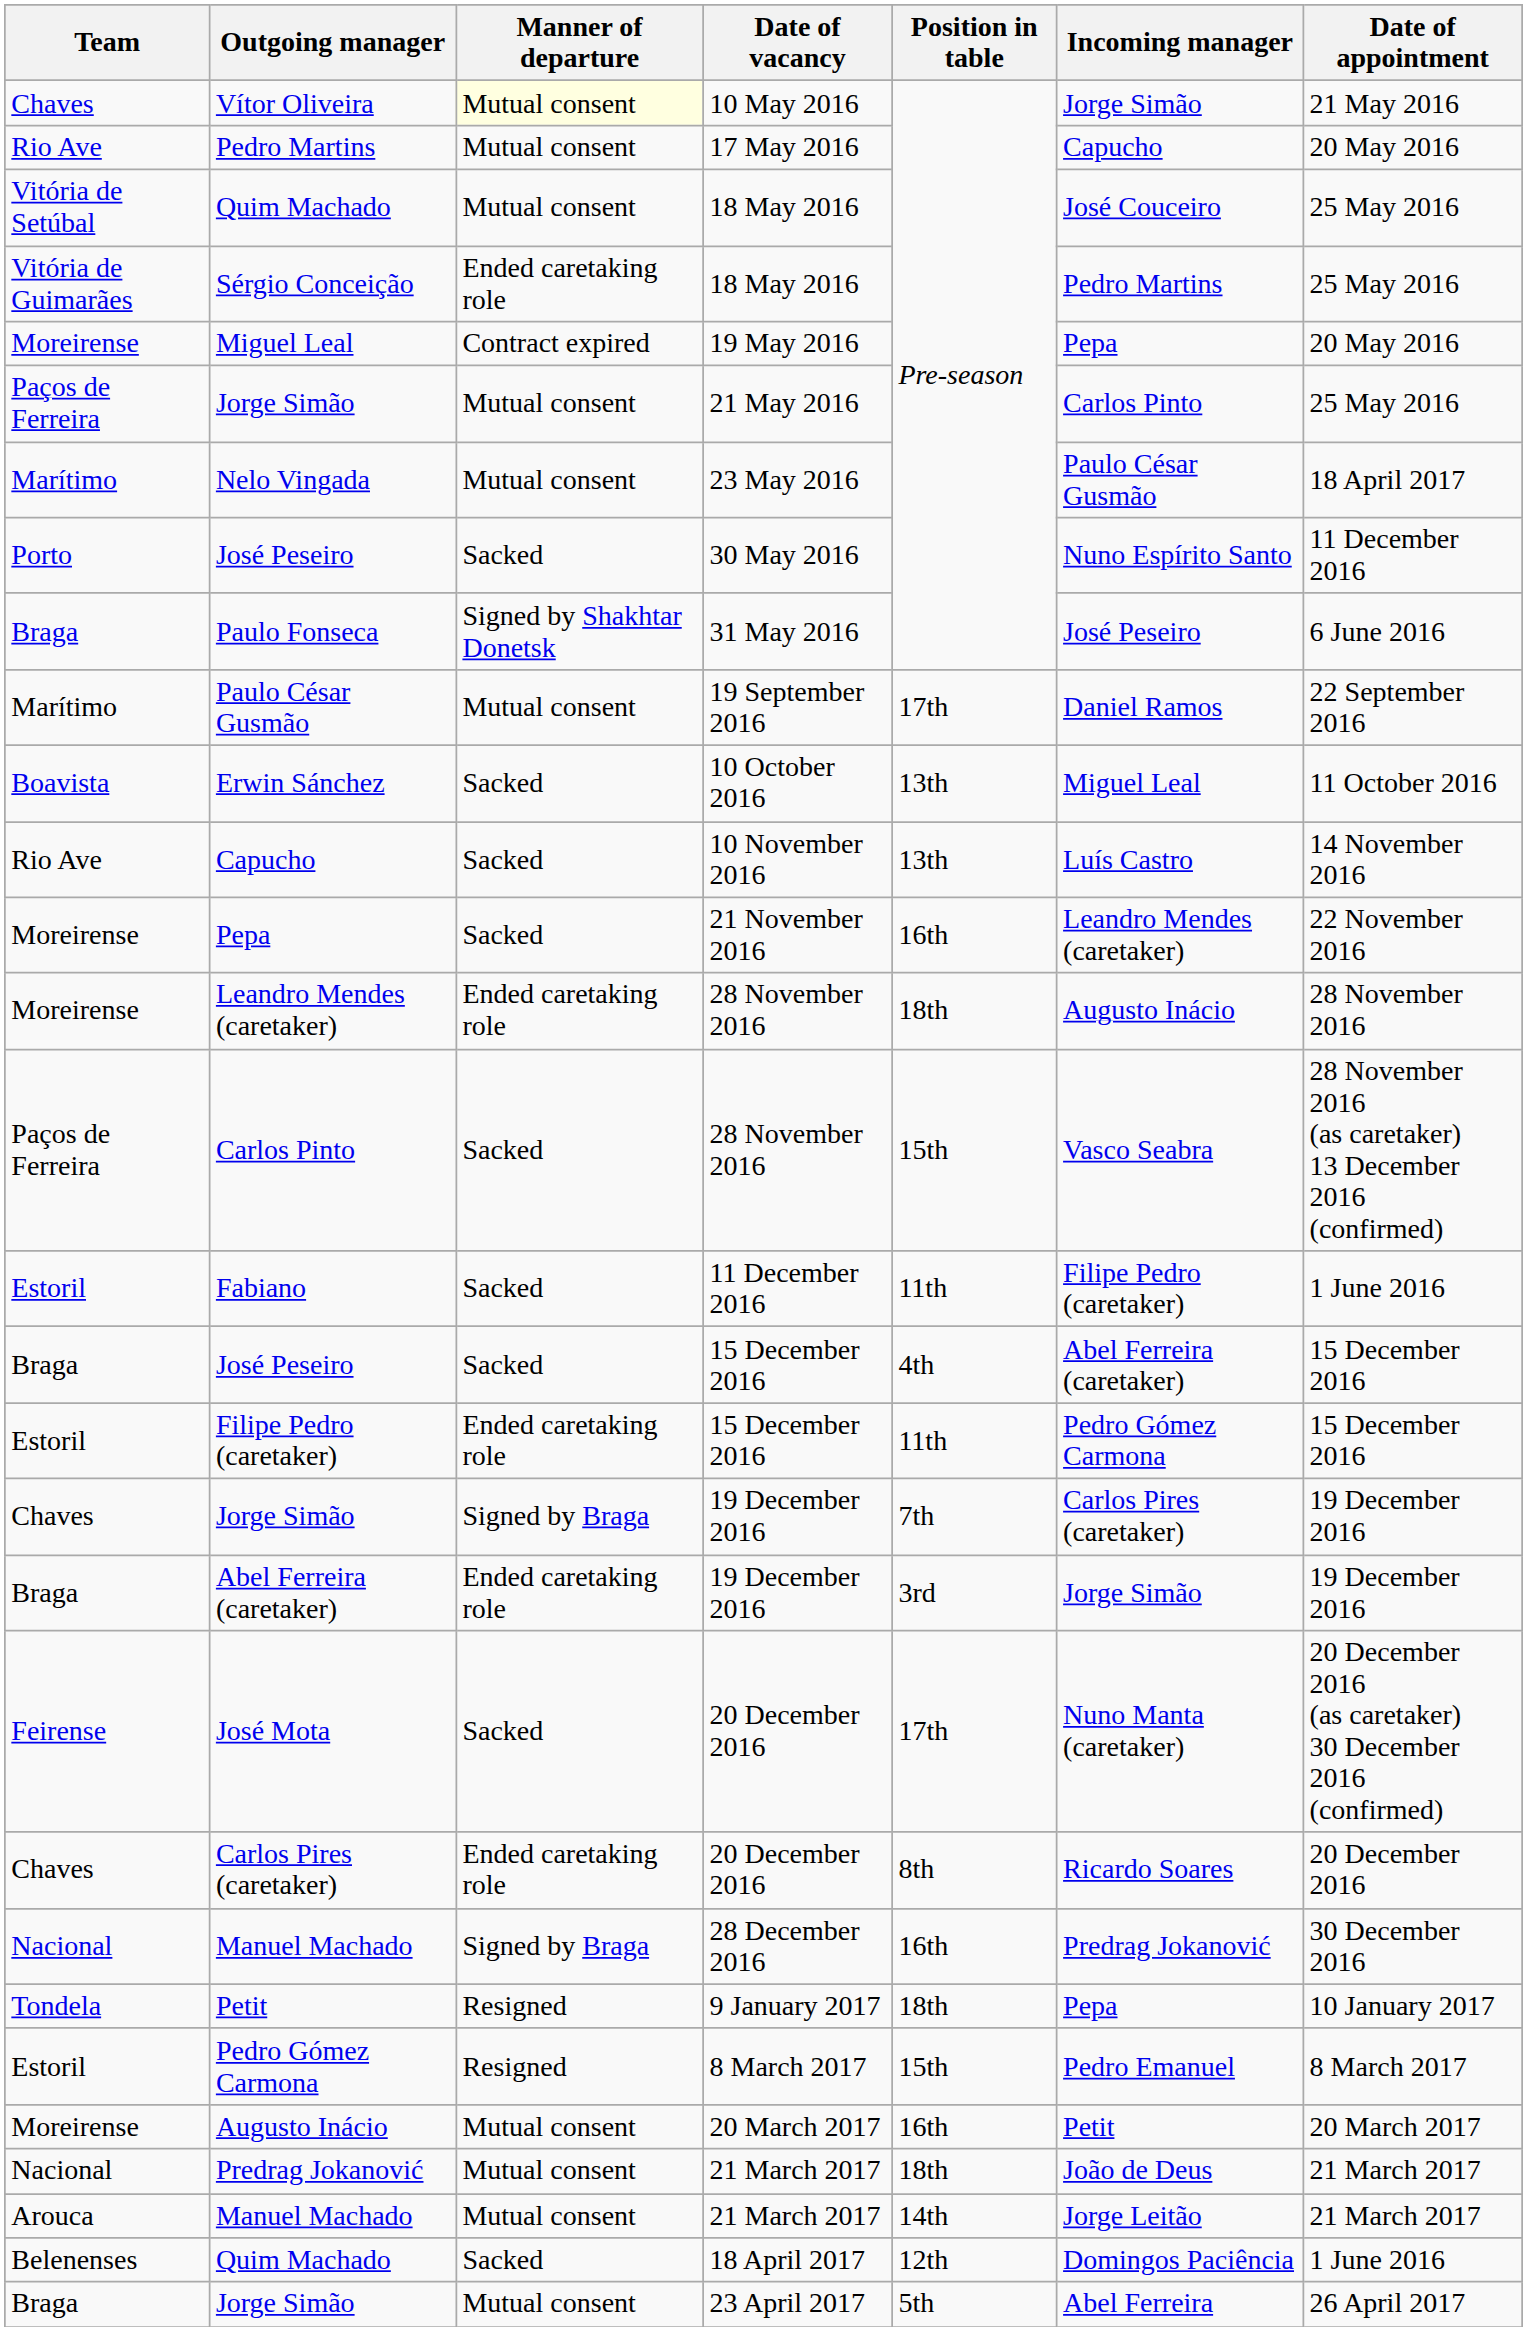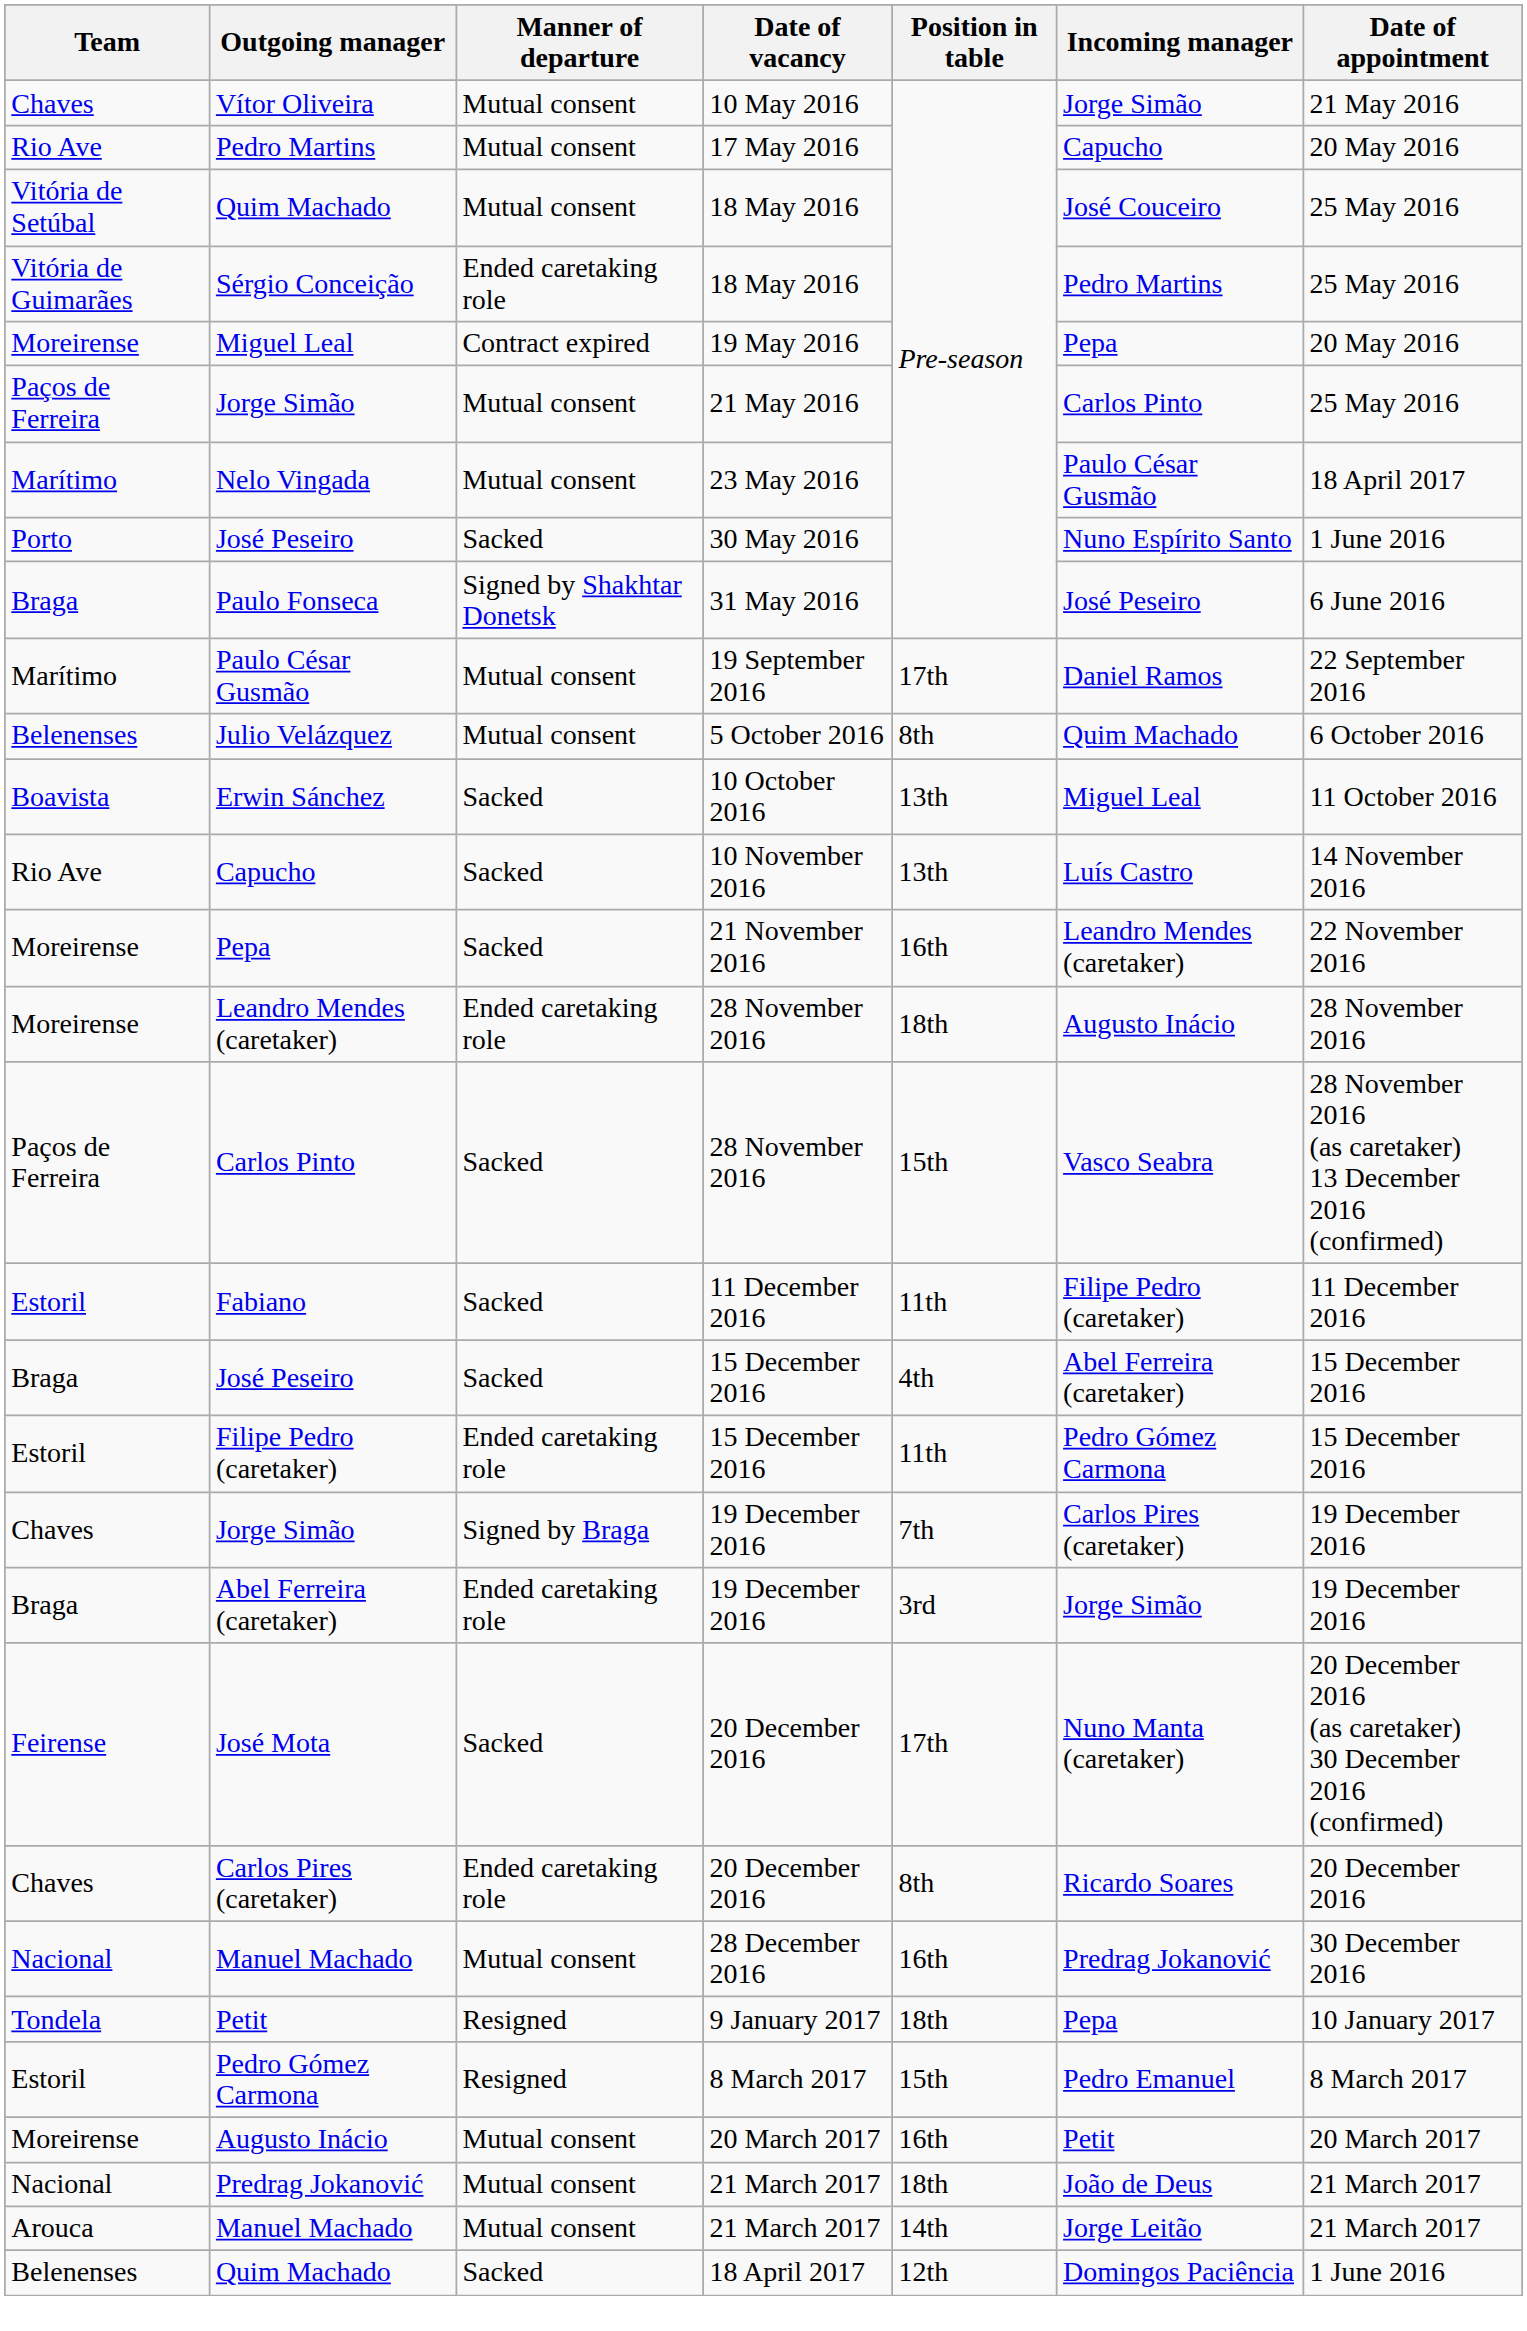(549, 102) lightyellow background -> (549, 102) no background
(1384, 555) 11 December 2016 -> (1377, 539) 1 June 2016
+ row: (304, 735)
(1377, 1288) 1 June 2016 -> (1384, 1301) 11 December 2016
(556, 1945) Signed by Braga -> (549, 1958) Mutual consent
- row: (285, 2303)
